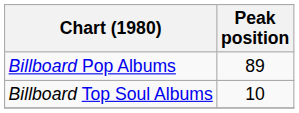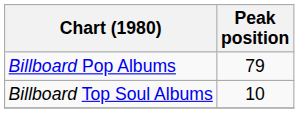(255, 66) 89 -> (255, 66) 79
